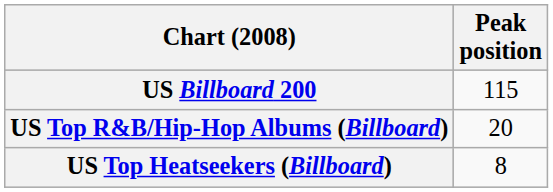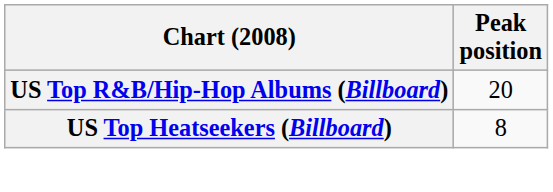- row: (229, 89)
